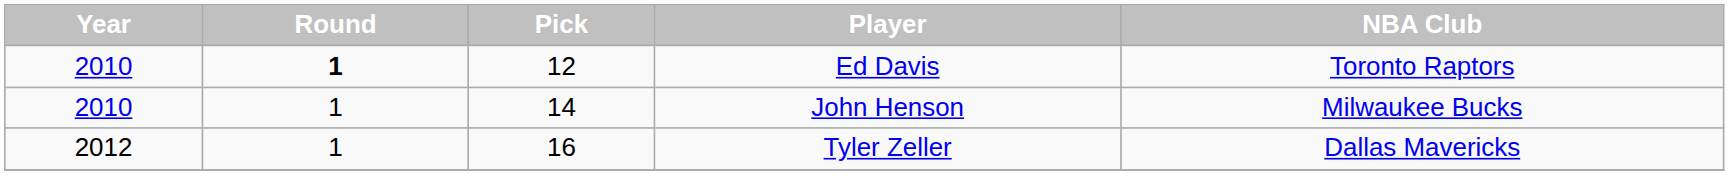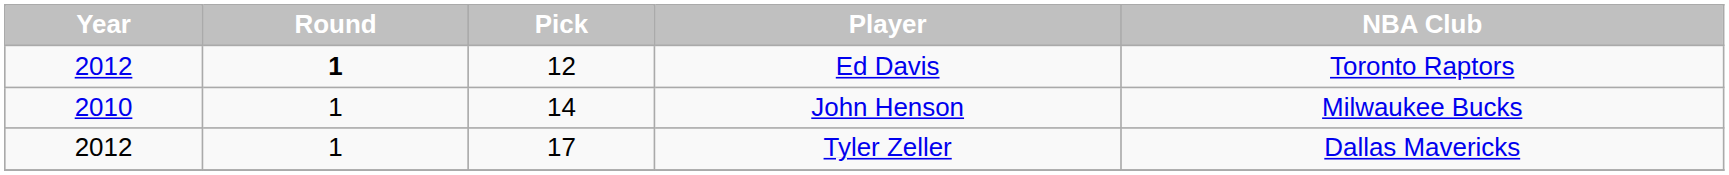(104, 66) 2010 -> (104, 66) 2012
(561, 148) 16 -> (561, 148) 17
